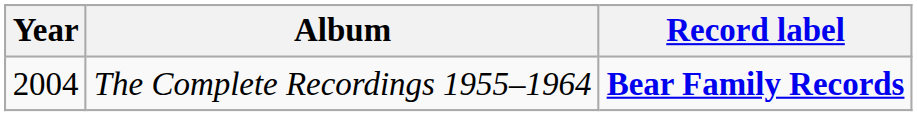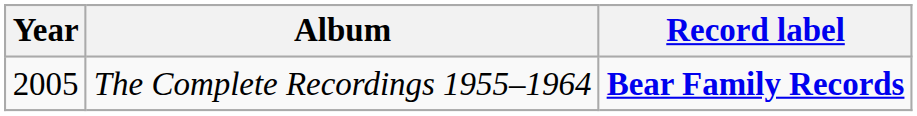(46, 82) 2004 -> (46, 82) 2005
